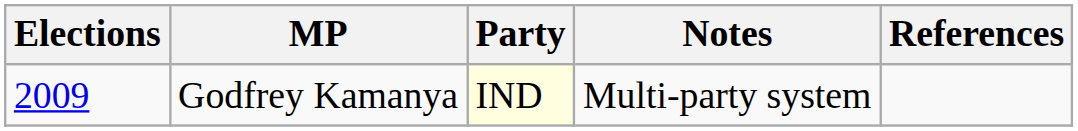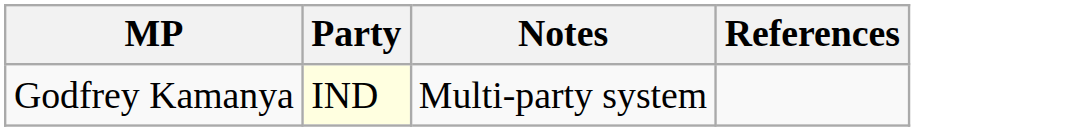- column: (87, 34)
